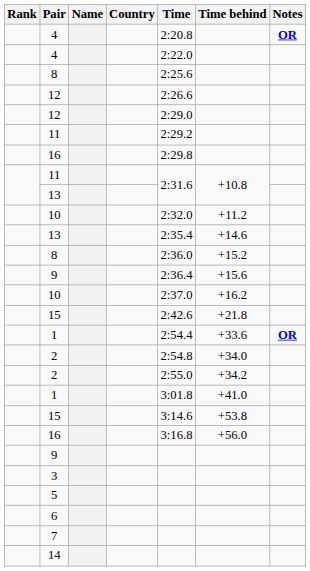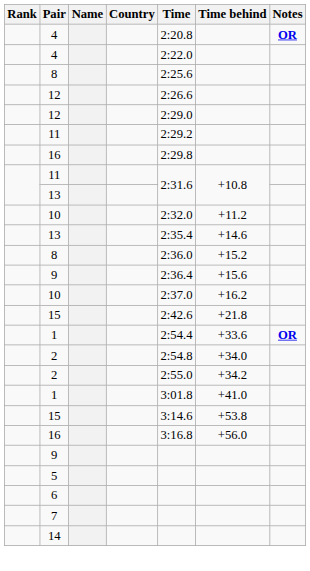- row: (22, 475)
